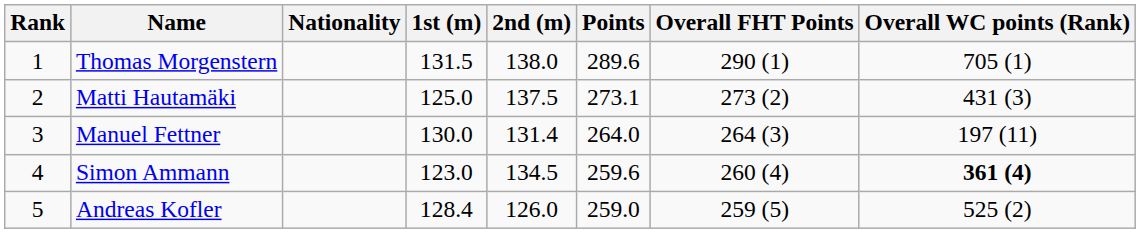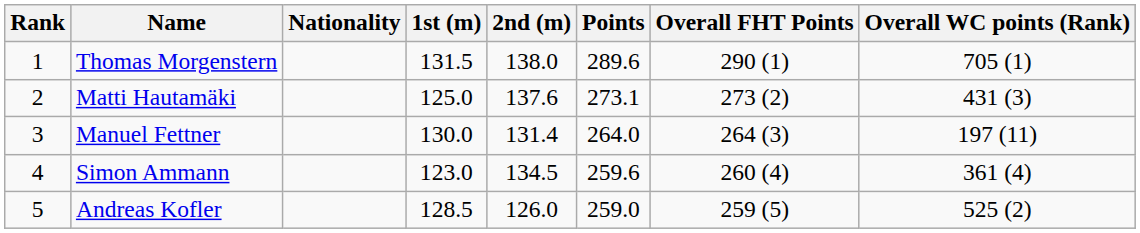(532, 97) 137.5 -> (532, 97) 137.6
(997, 172) bold -> (997, 172) normal
(446, 209) 128.4 -> (446, 209) 128.5
